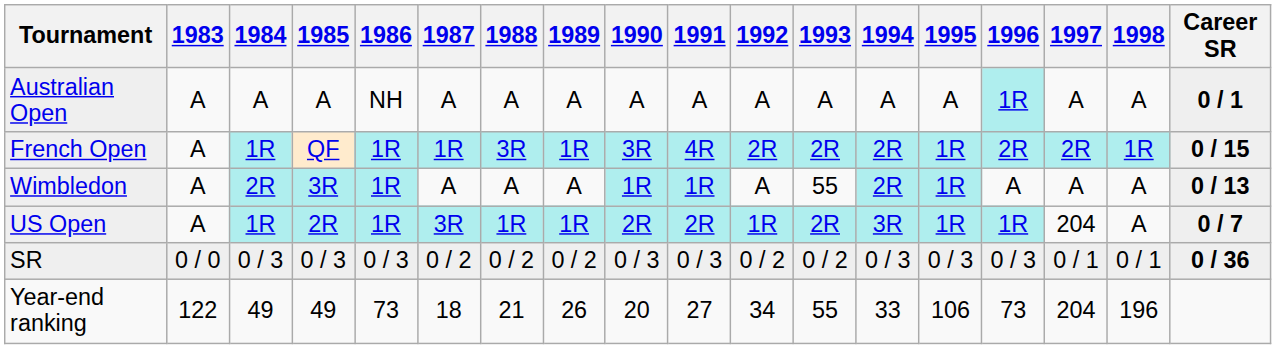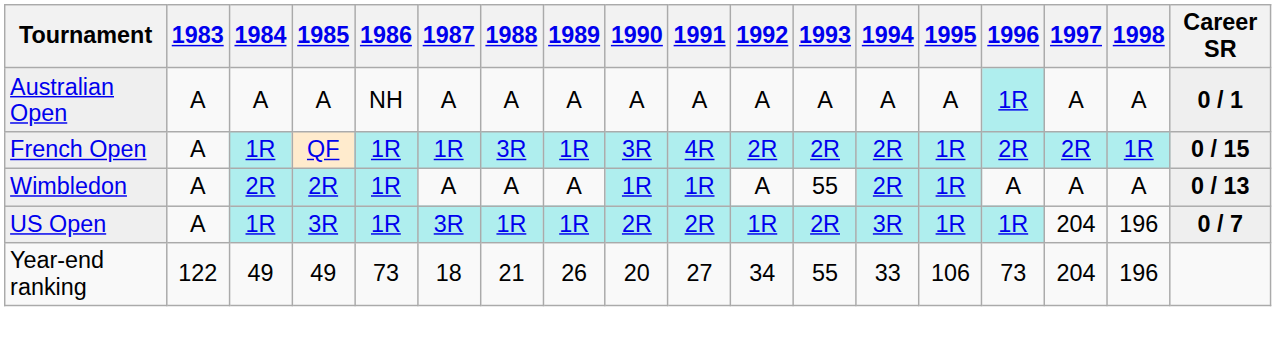(323, 186) 3R -> (323, 186) 2R
(323, 223) 2R -> (323, 223) 3R
(1139, 223) A -> (1139, 223) 196
- row: (26, 260)
